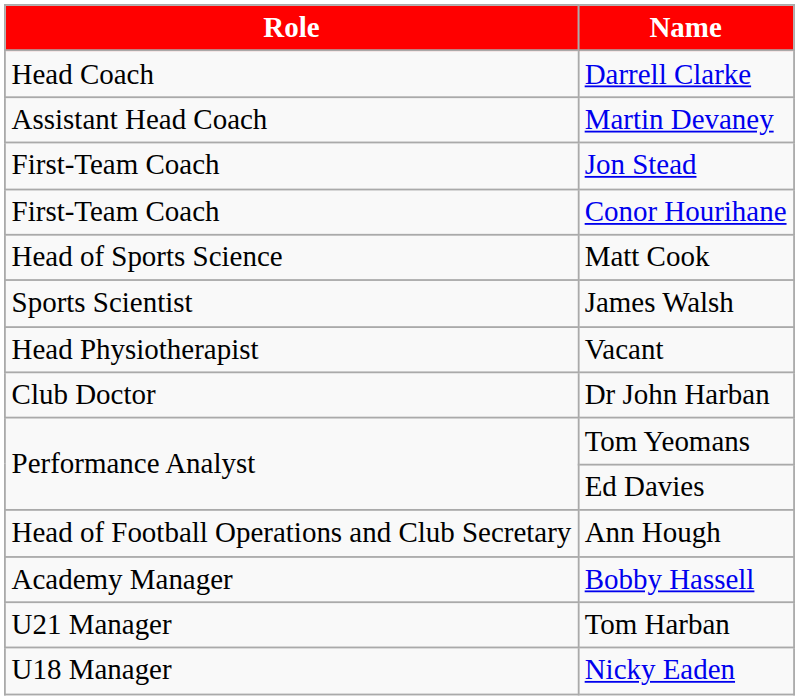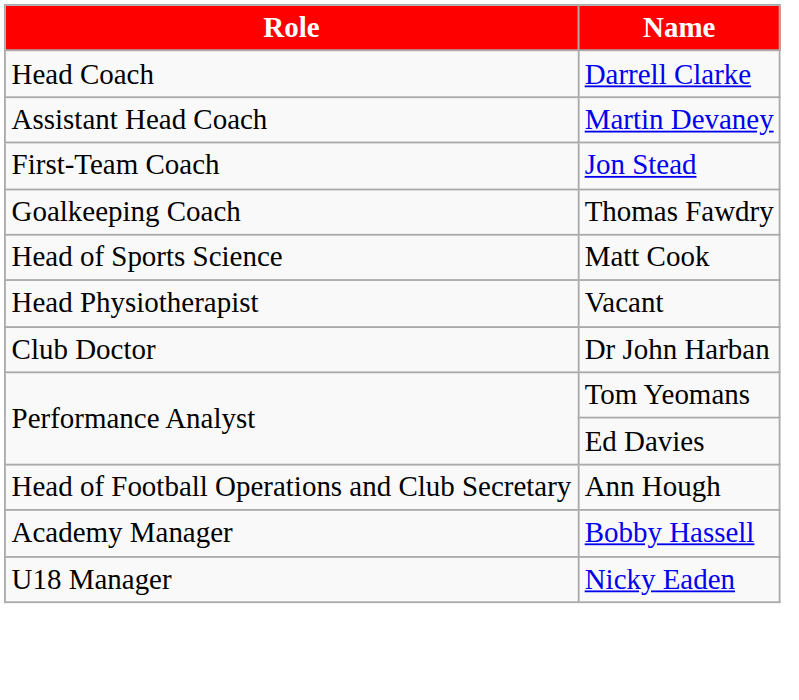- row: (686, 211)
+ row: (679, 211)
- row: (659, 303)
- row: (657, 624)
